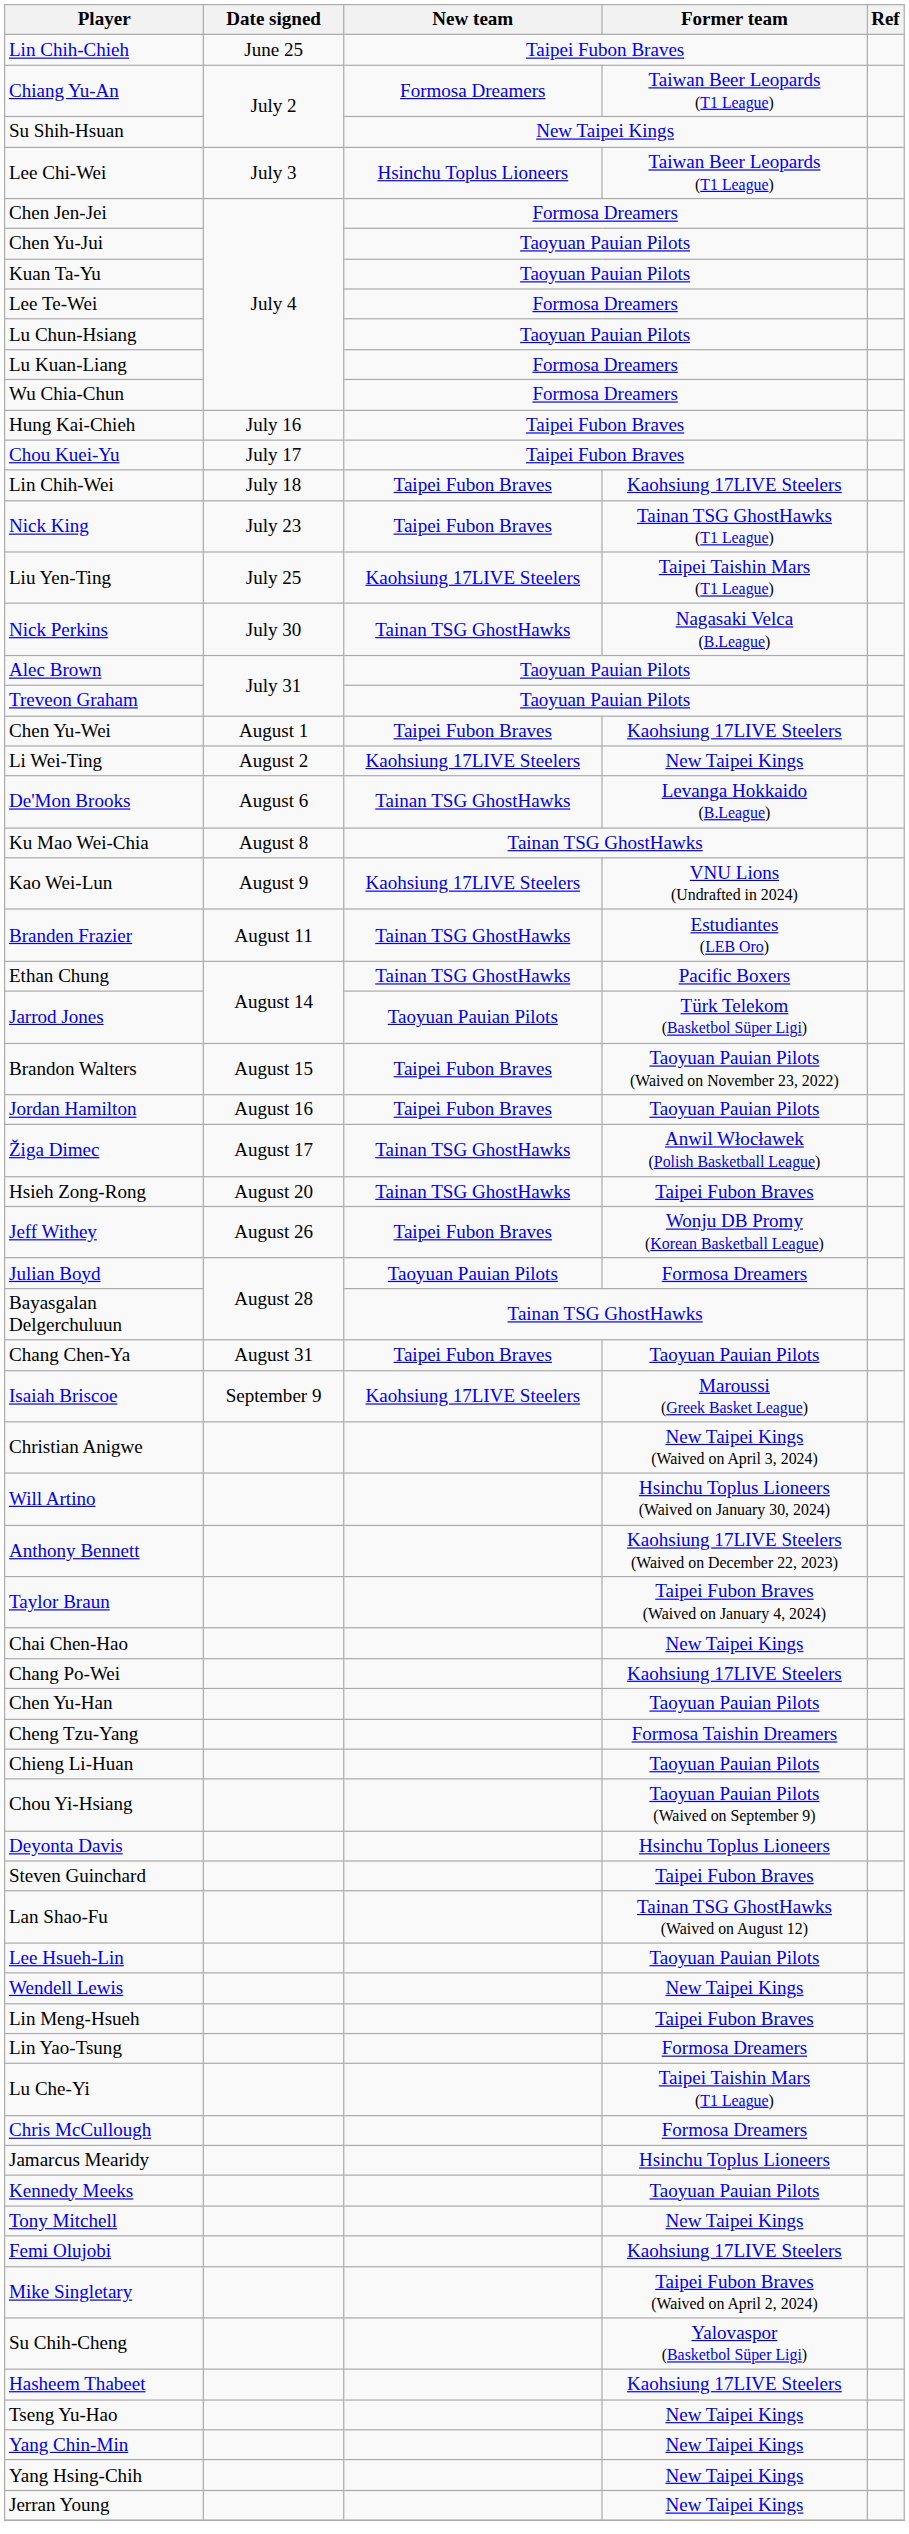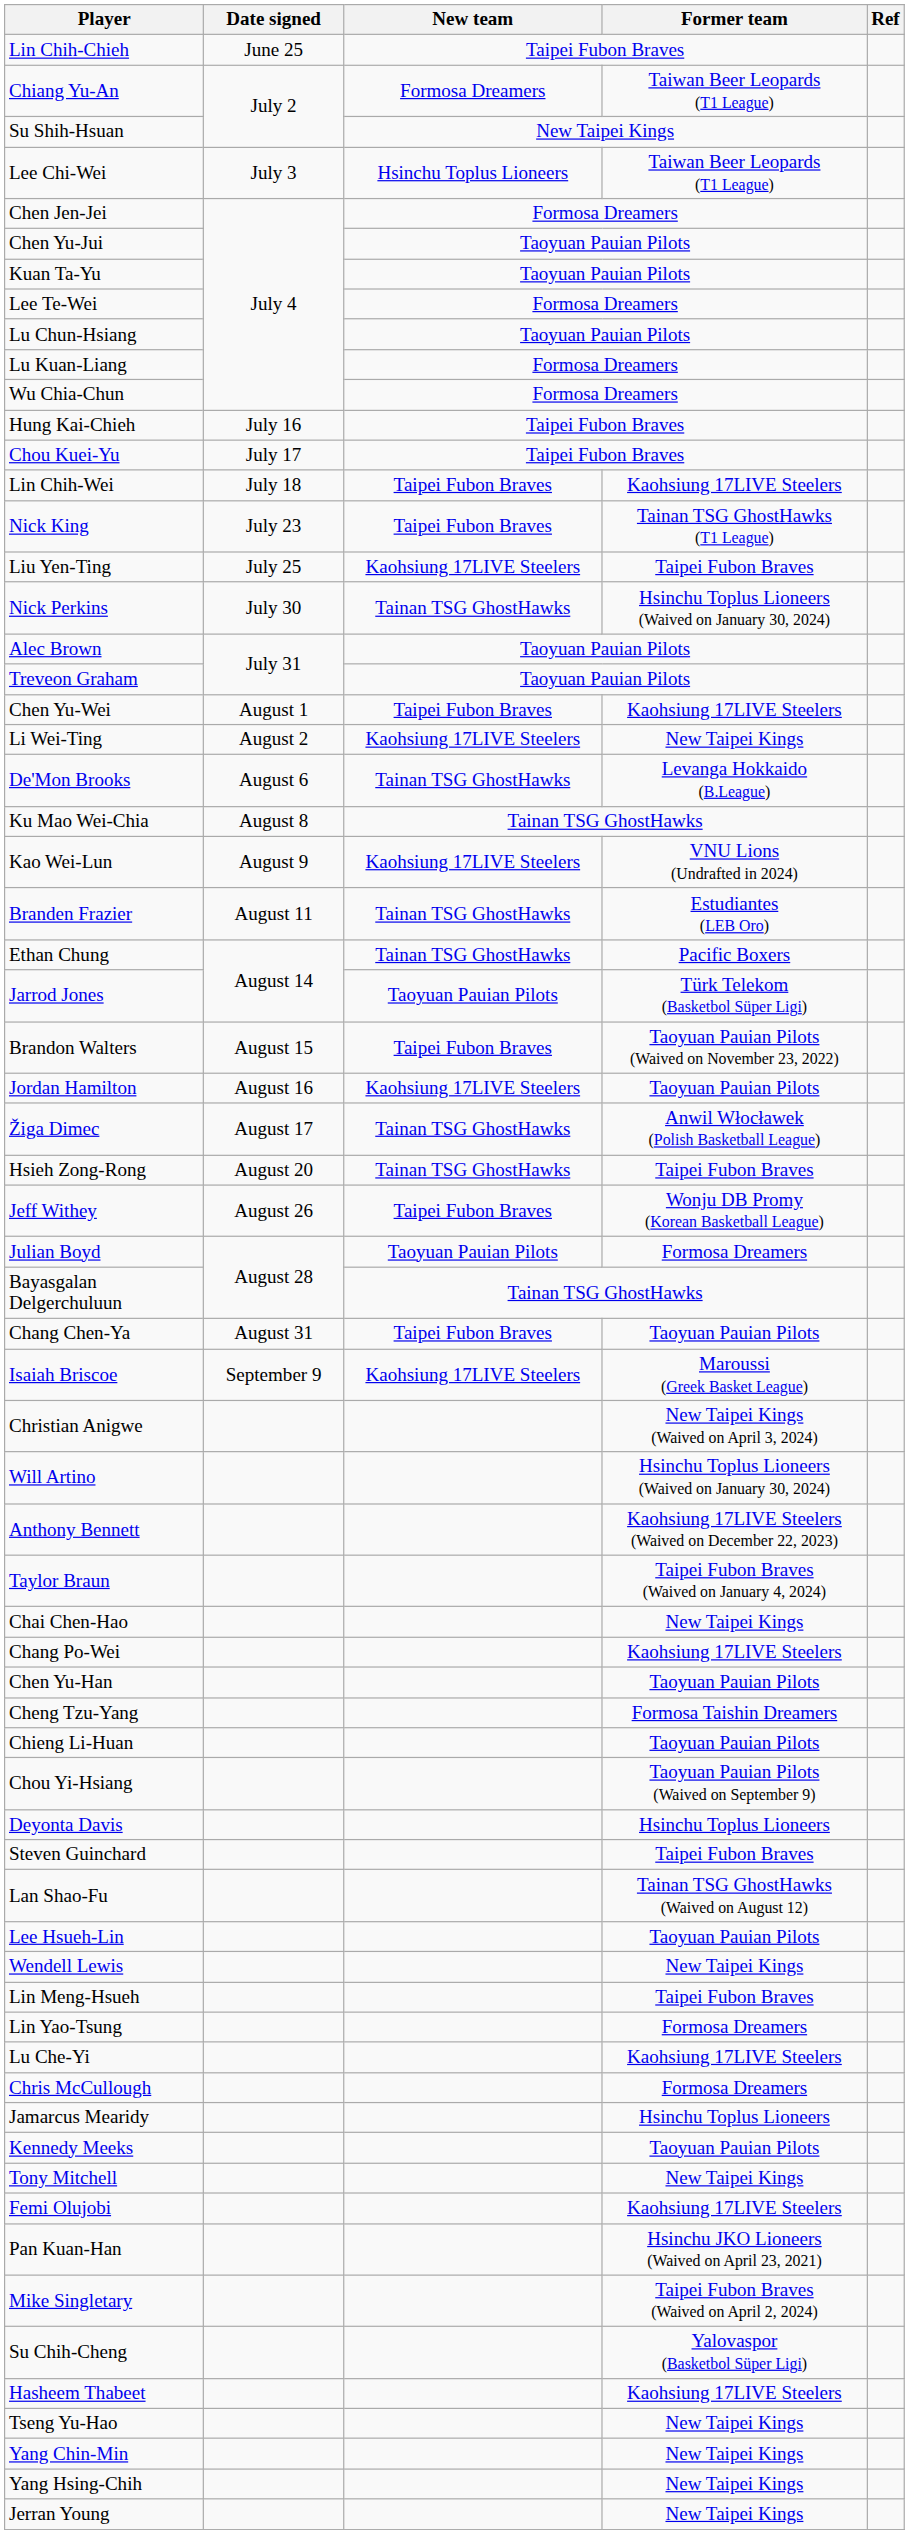(734, 577) Taipei Taishin Mars (T1 League) -> (734, 566) Taipei Fubon Braves
(734, 629) Nagasaki Velca (B.League) -> (734, 607) Hsinchu Toplus Lioneers (Waived on January 30, 2024)
(473, 1109) Taipei Fubon Braves -> (473, 1088) Kaohsiung 17LIVE Steelers
(734, 2089) Taipei Taishin Mars (T1 League) -> (734, 2057) Kaohsiung 17LIVE Steelers
+ row: (65, 2249)
